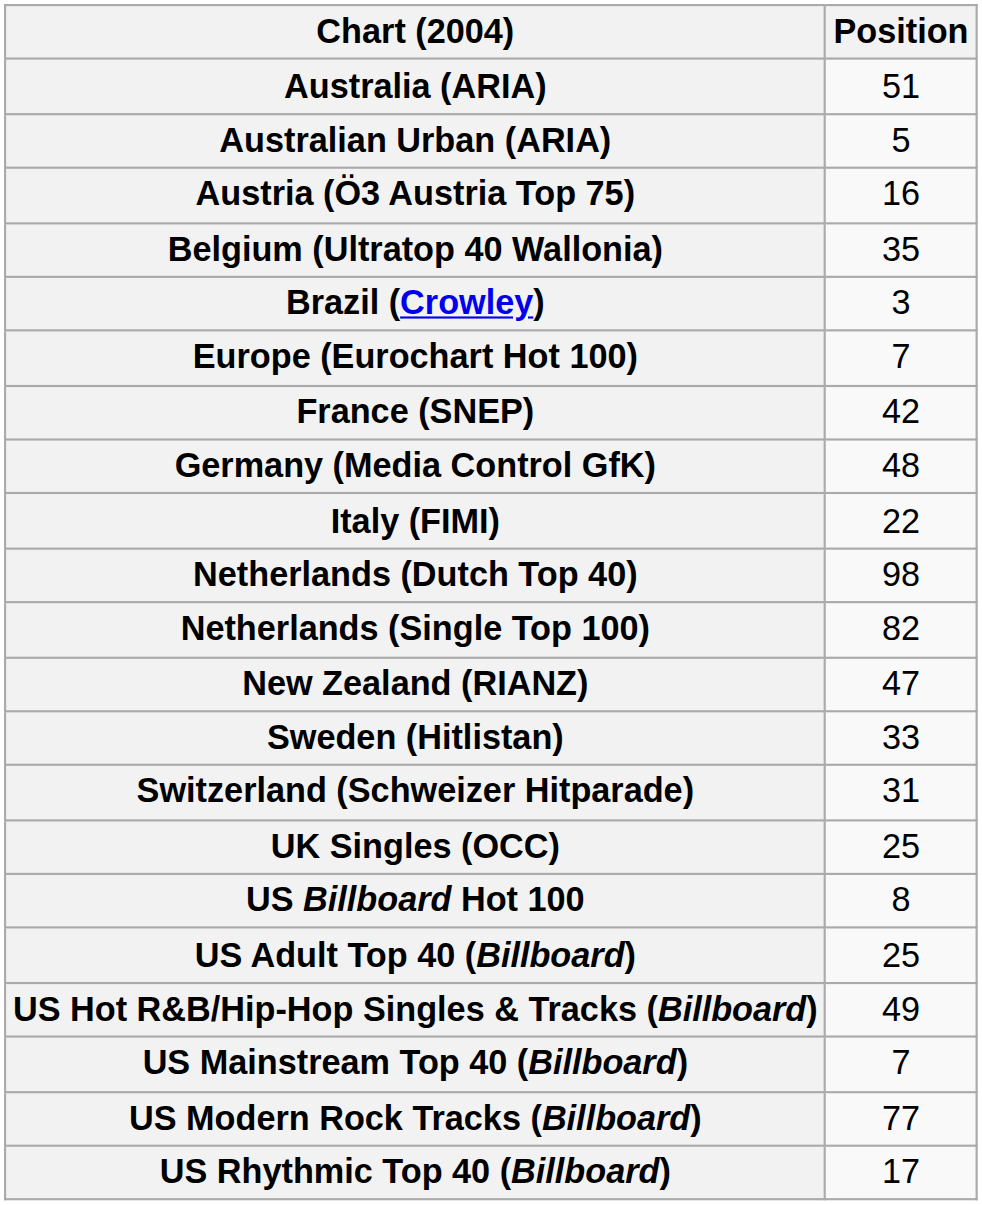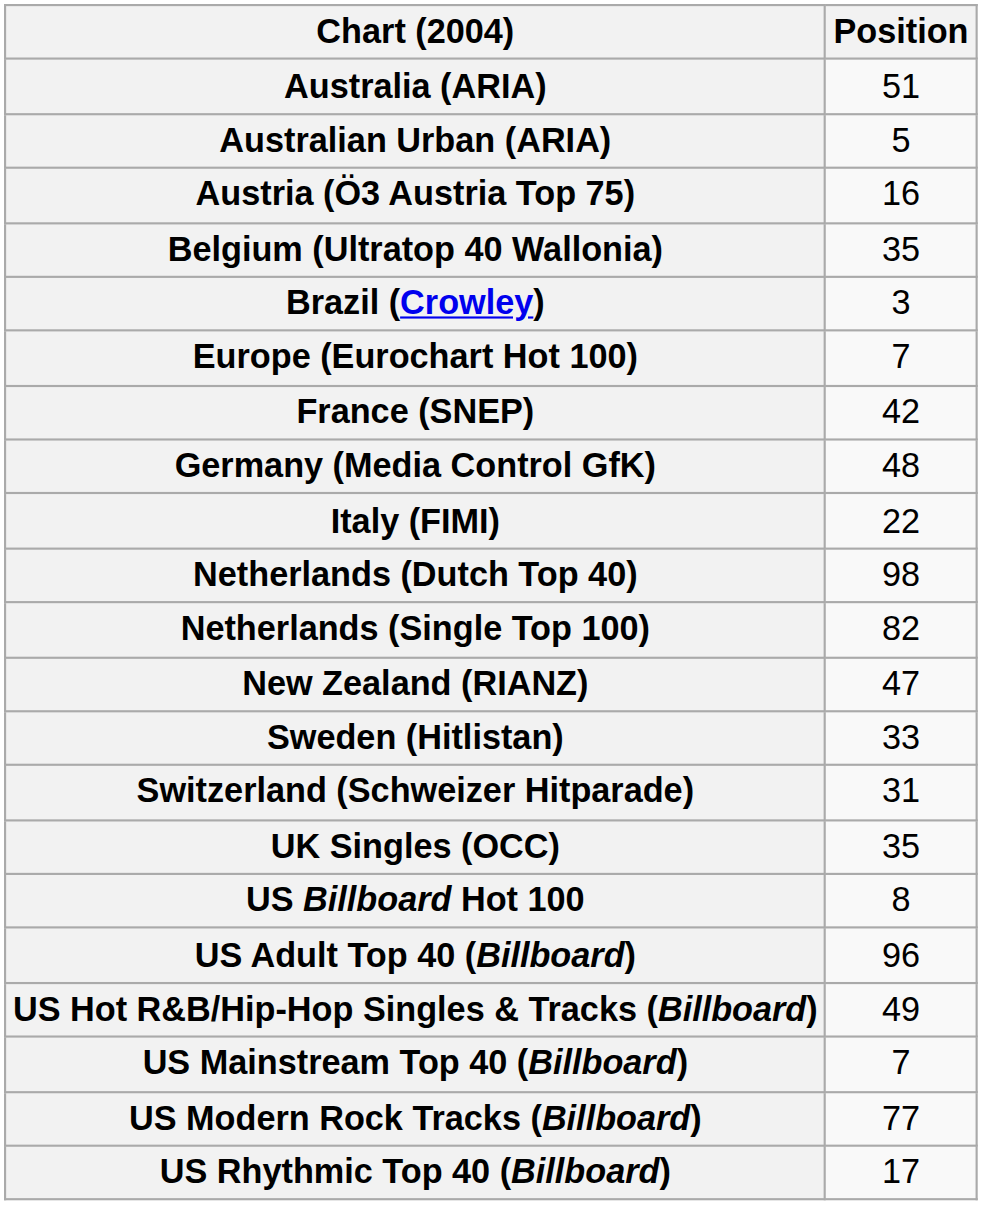(901, 846) 25 -> (901, 846) 35
(901, 954) 25 -> (901, 954) 96
